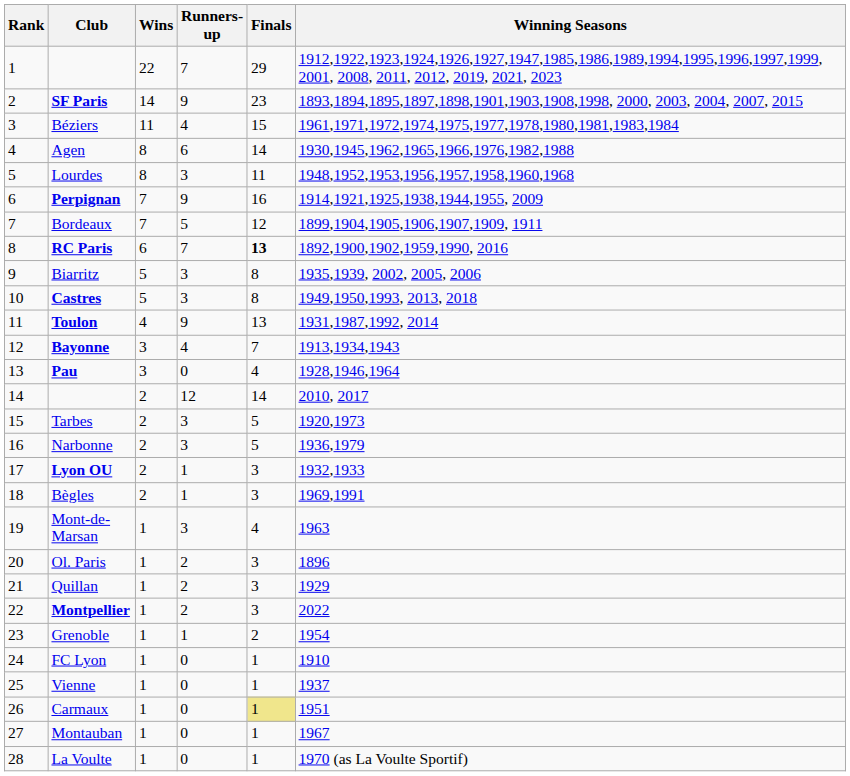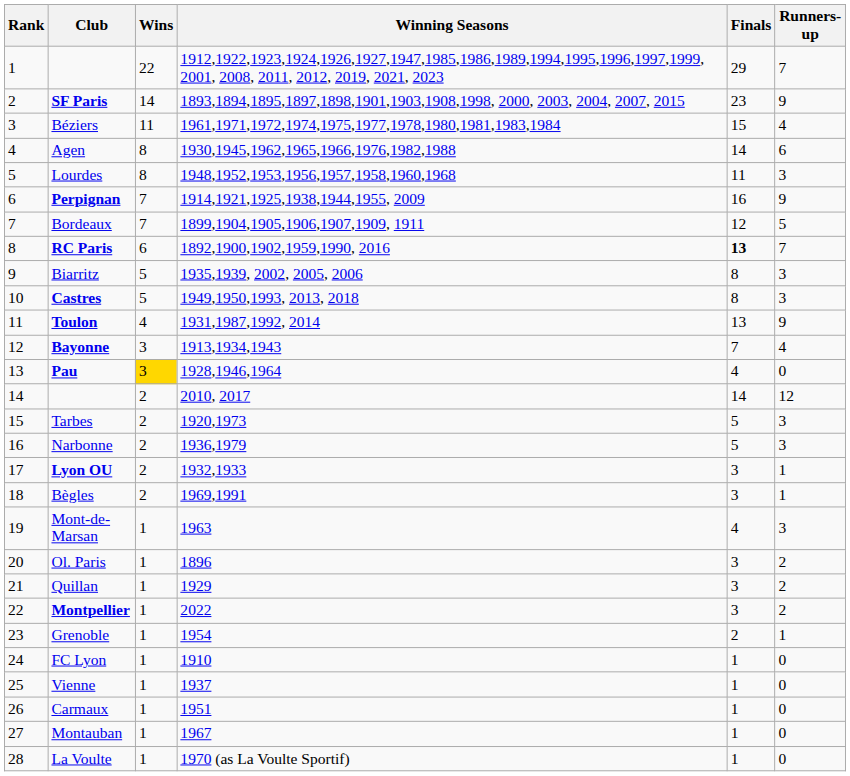columns swapped: (212, 25) <-> (570, 25)
(143, 371) no background -> (143, 371) gold background
(255, 709) khaki background -> (735, 709) no background
